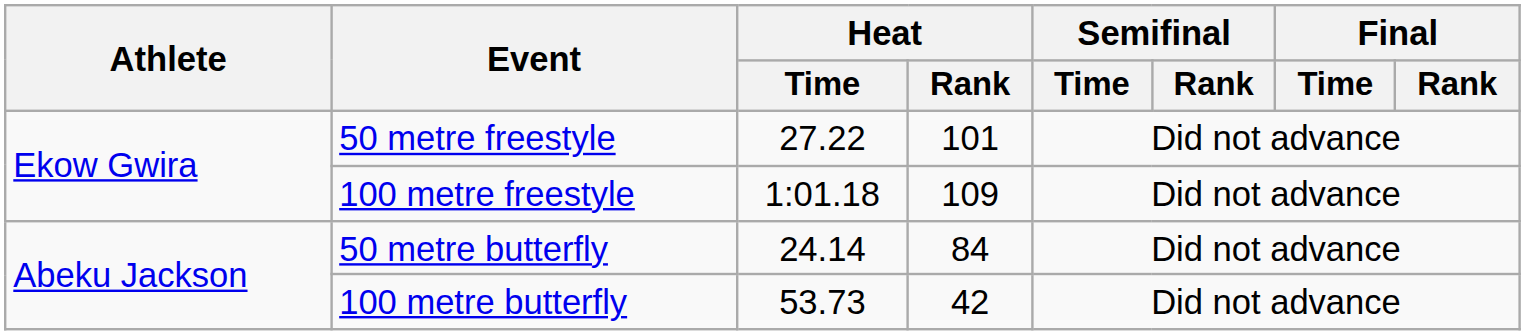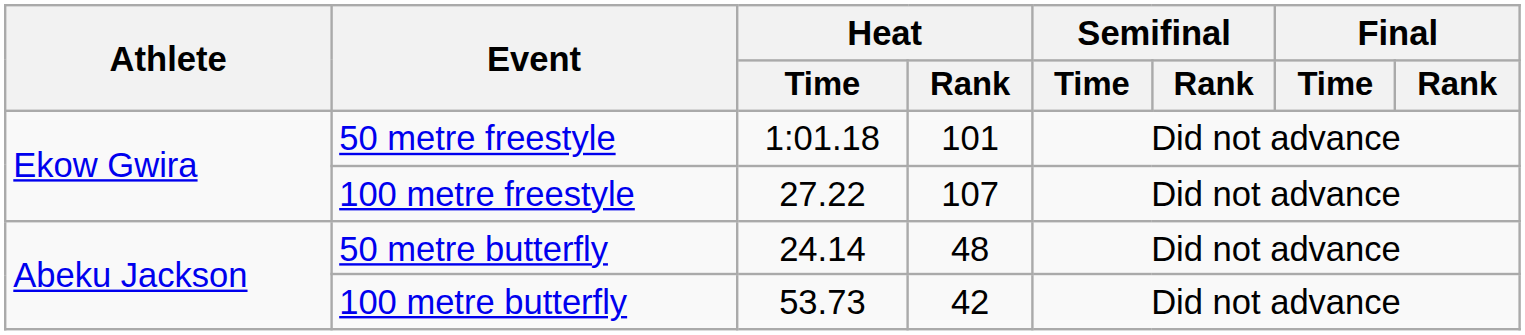(822, 139) 27.22 -> (822, 139) 1:01.18
(822, 194) 1:01.18 -> (822, 194) 27.22
(970, 194) 109 -> (970, 194) 107
(970, 248) 84 -> (970, 248) 48
